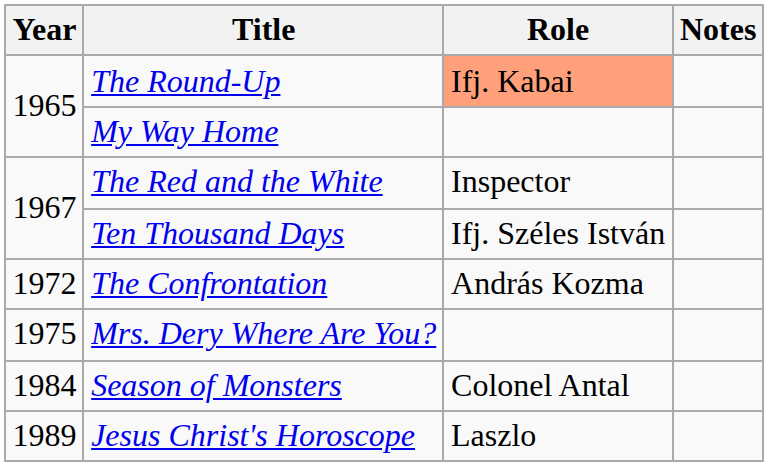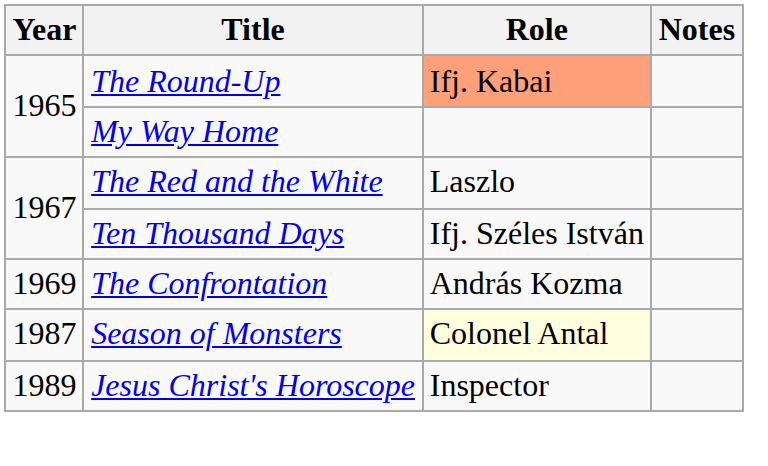(511, 182) Inspector -> (472, 182) Laszlo
(44, 283) 1972 -> (44, 283) 1969
- row: (264, 334)
(44, 385) 1984 -> (44, 334) 1987
(540, 385) no background -> (519, 334) lightyellow background
(494, 435) Laszlo -> (489, 385) Inspector
